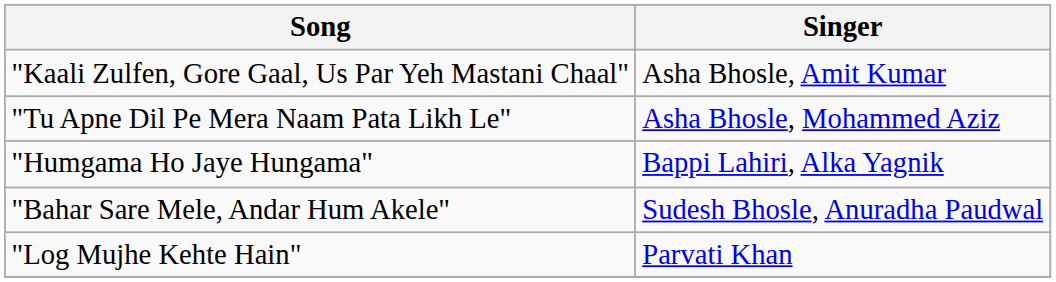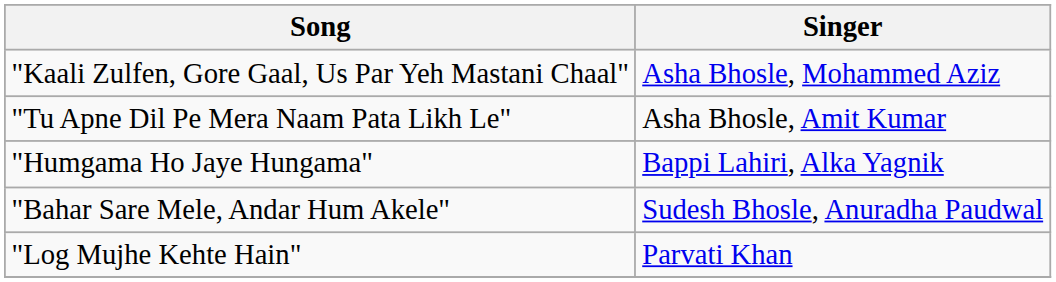(794, 72) Asha Bhosle, Amit Kumar -> (821, 72) Asha Bhosle, Mohammed Aziz
(821, 118) Asha Bhosle, Mohammed Aziz -> (794, 118) Asha Bhosle, Amit Kumar
